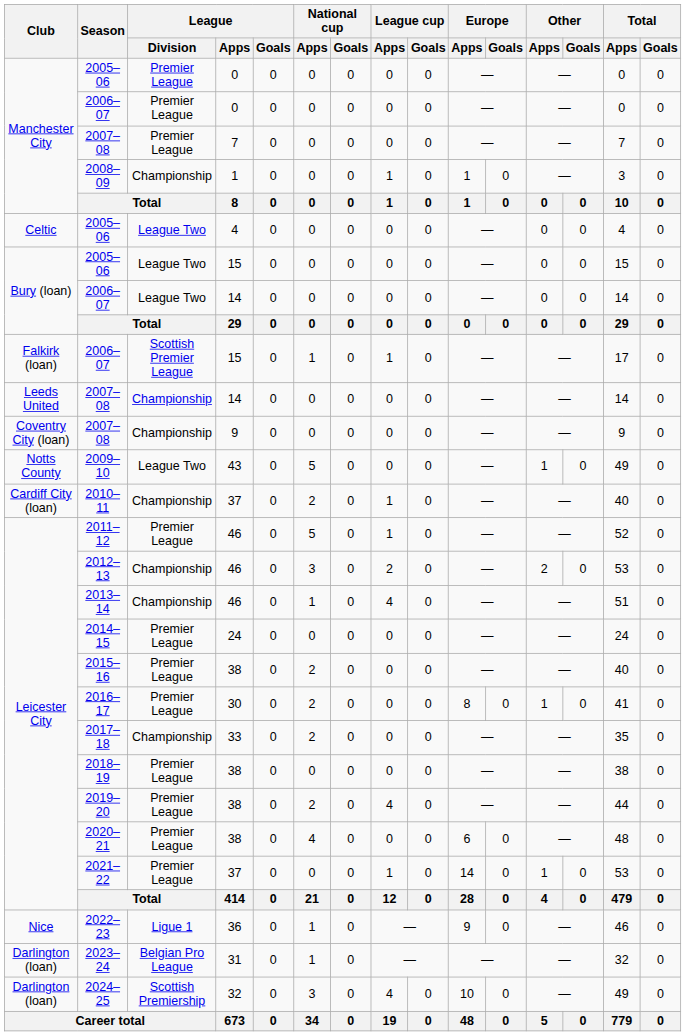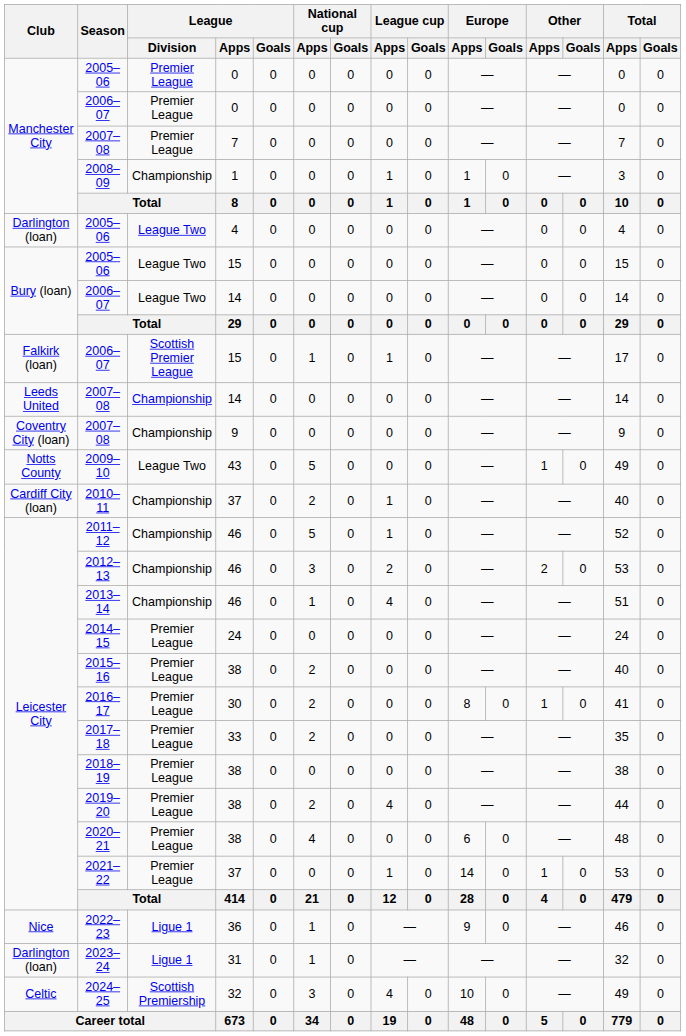(41, 230) Celtic -> (41, 230) Darlington (loan)
(172, 534) Premier League -> (172, 534) Championship
(172, 737) Championship -> (172, 737) Premier League
(172, 960) Belgian Pro League -> (172, 960) Ligue 1
(41, 994) Darlington (loan) -> (41, 994) Celtic
